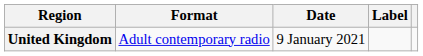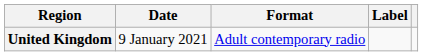columns swapped: (321, 16) <-> (194, 16)
